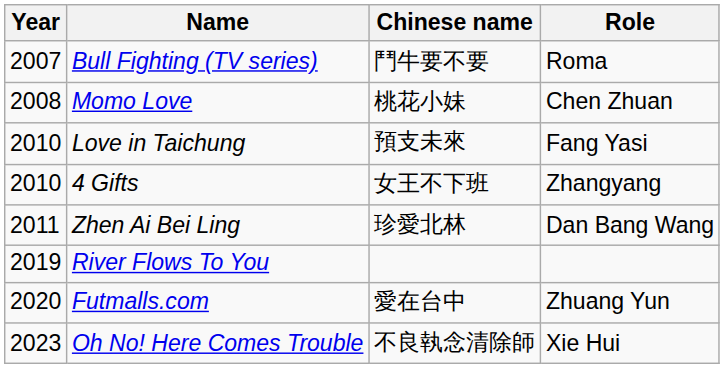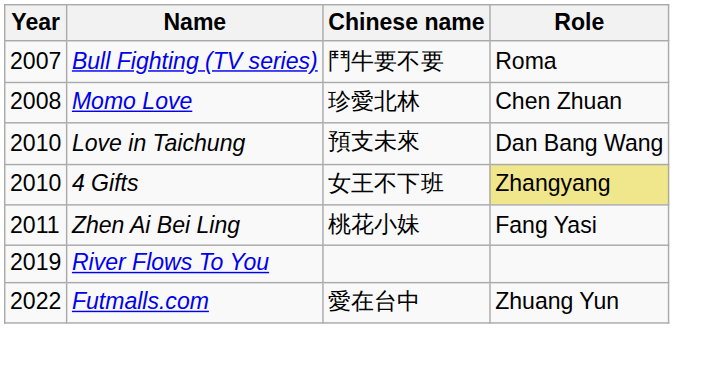(420, 101) 桃花小妹 -> (374, 101) 珍愛北林
(597, 143) Fang Yasi -> (579, 143) Dan Bang Wang
(604, 184) no background -> (553, 184) khaki background
(420, 224) 珍愛北林 -> (374, 224) 桃花小妹
(630, 224) Dan Bang Wang -> (546, 224) Fang Yasi
(36, 302) 2020 -> (36, 302) 2022
- row: (218, 343)
